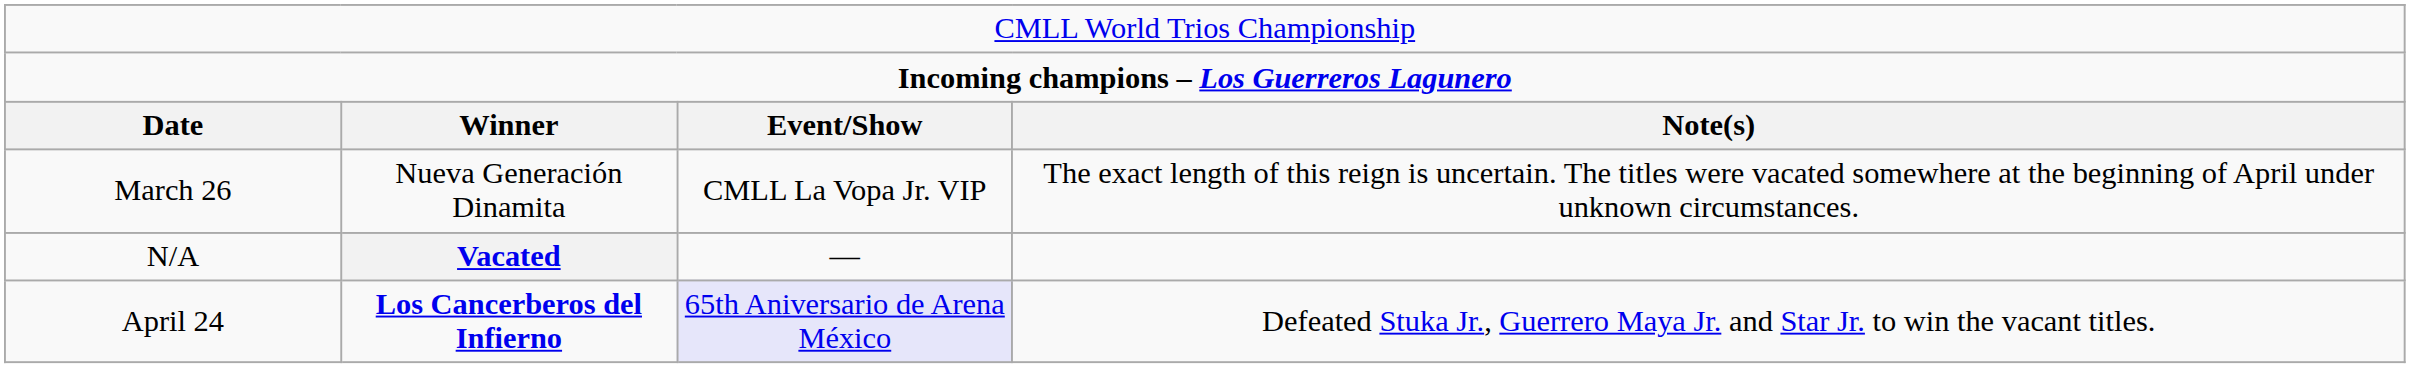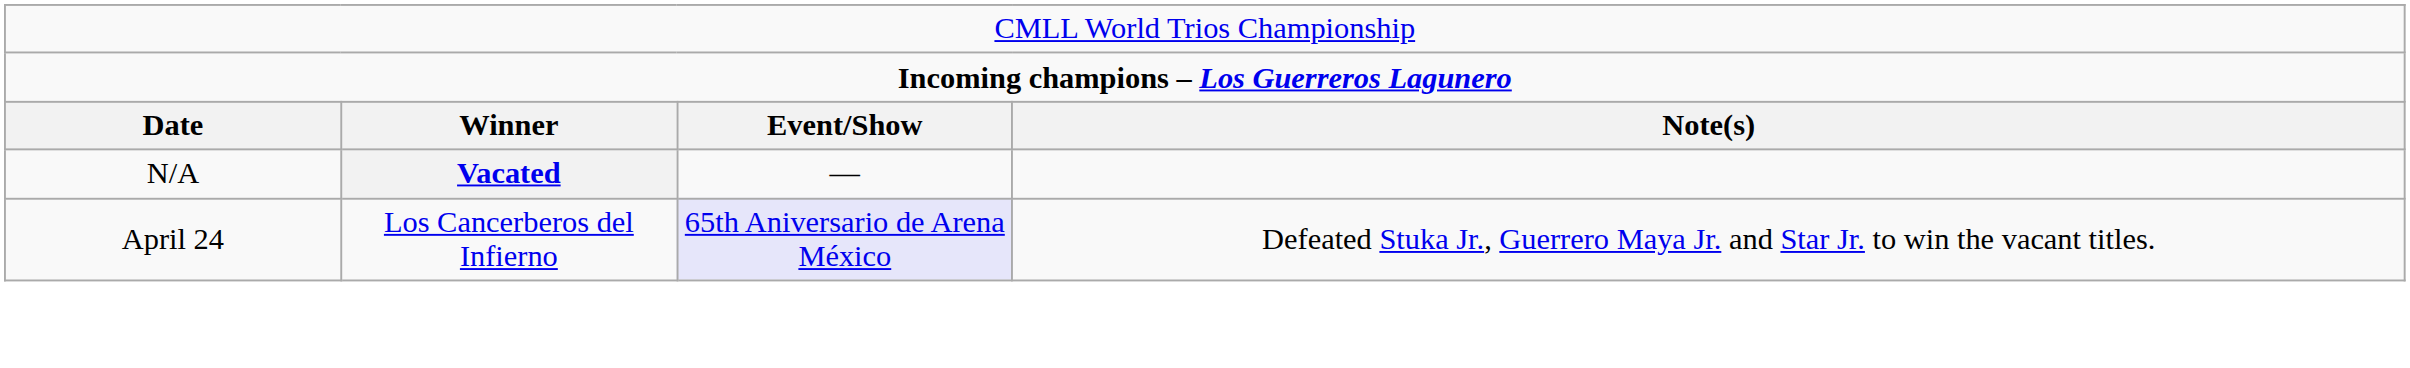- row: (173, 190)
(509, 320) bold -> (509, 238) normal
